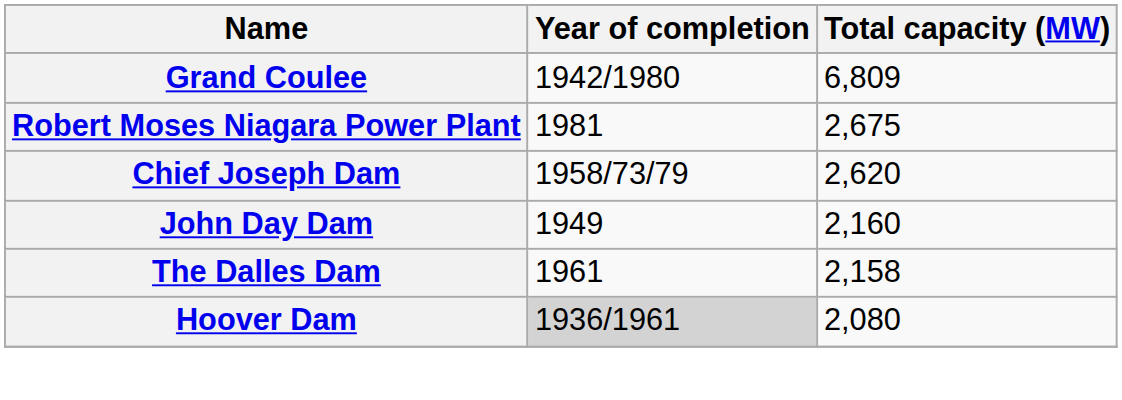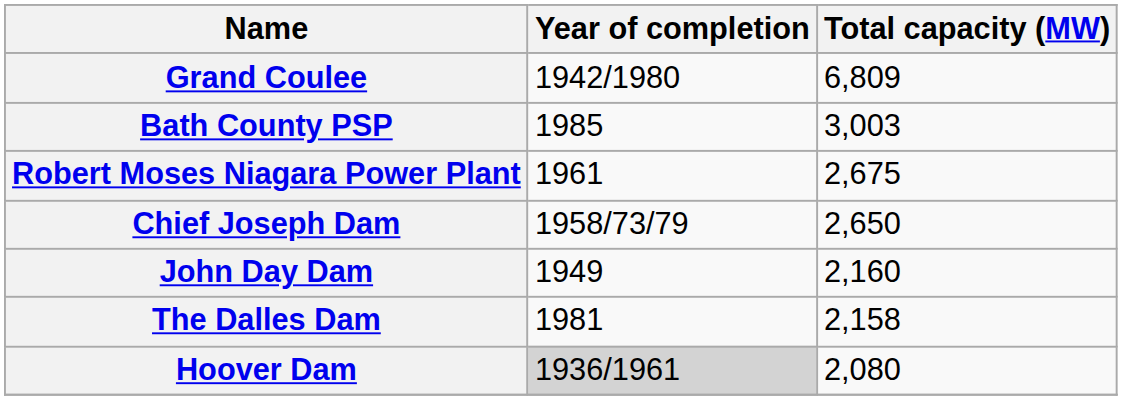+ row: (266, 126)
(569, 126) 1981 -> (569, 175) 1961
(862, 175) 2,620 -> (862, 223) 2,650
(569, 272) 1961 -> (569, 321) 1981
